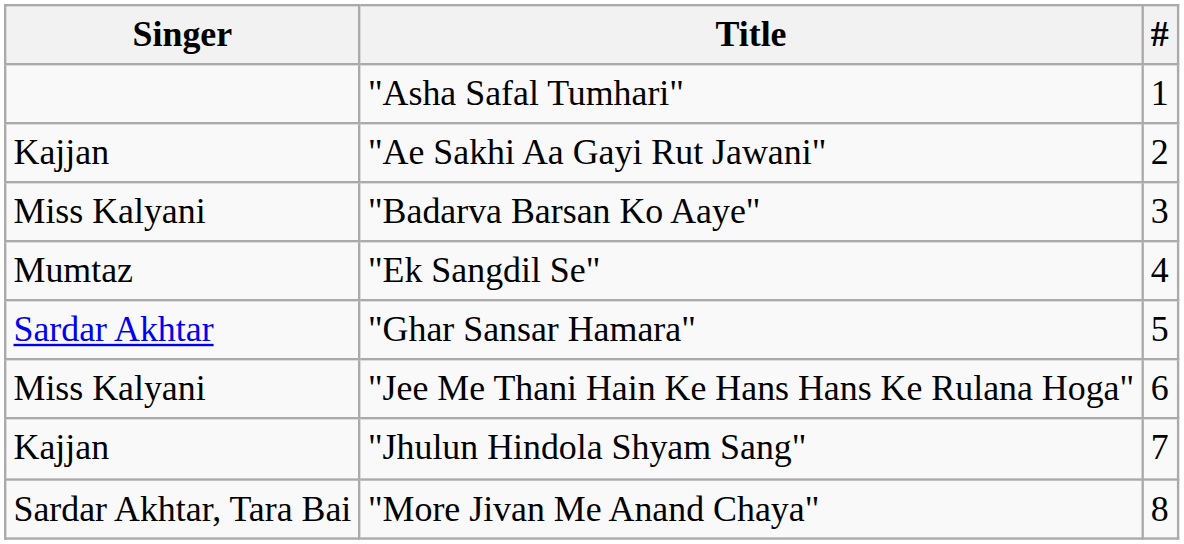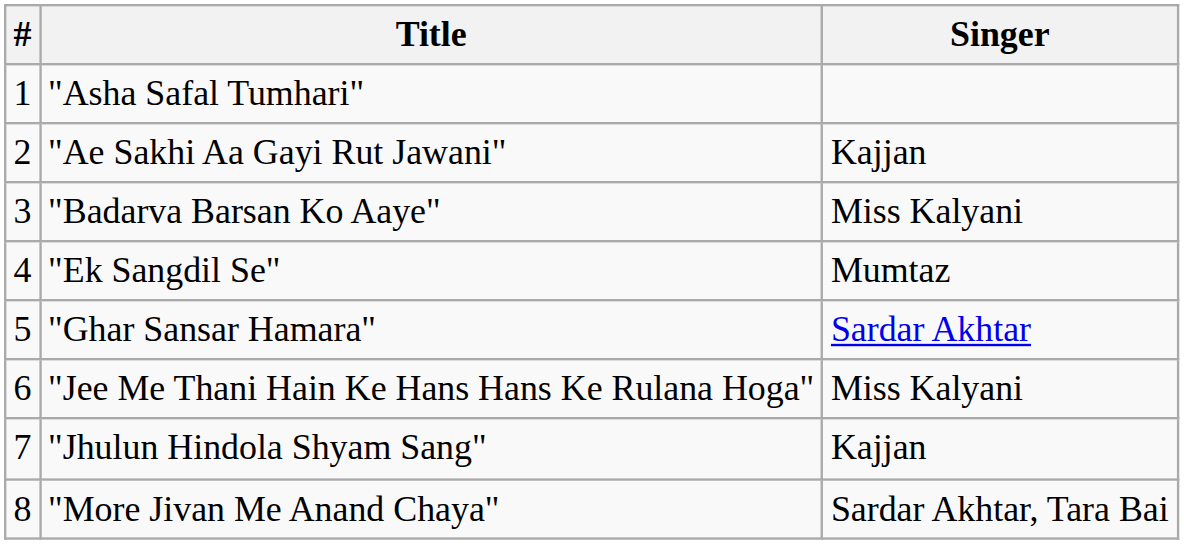columns swapped: (1160, 34) <-> (182, 34)
